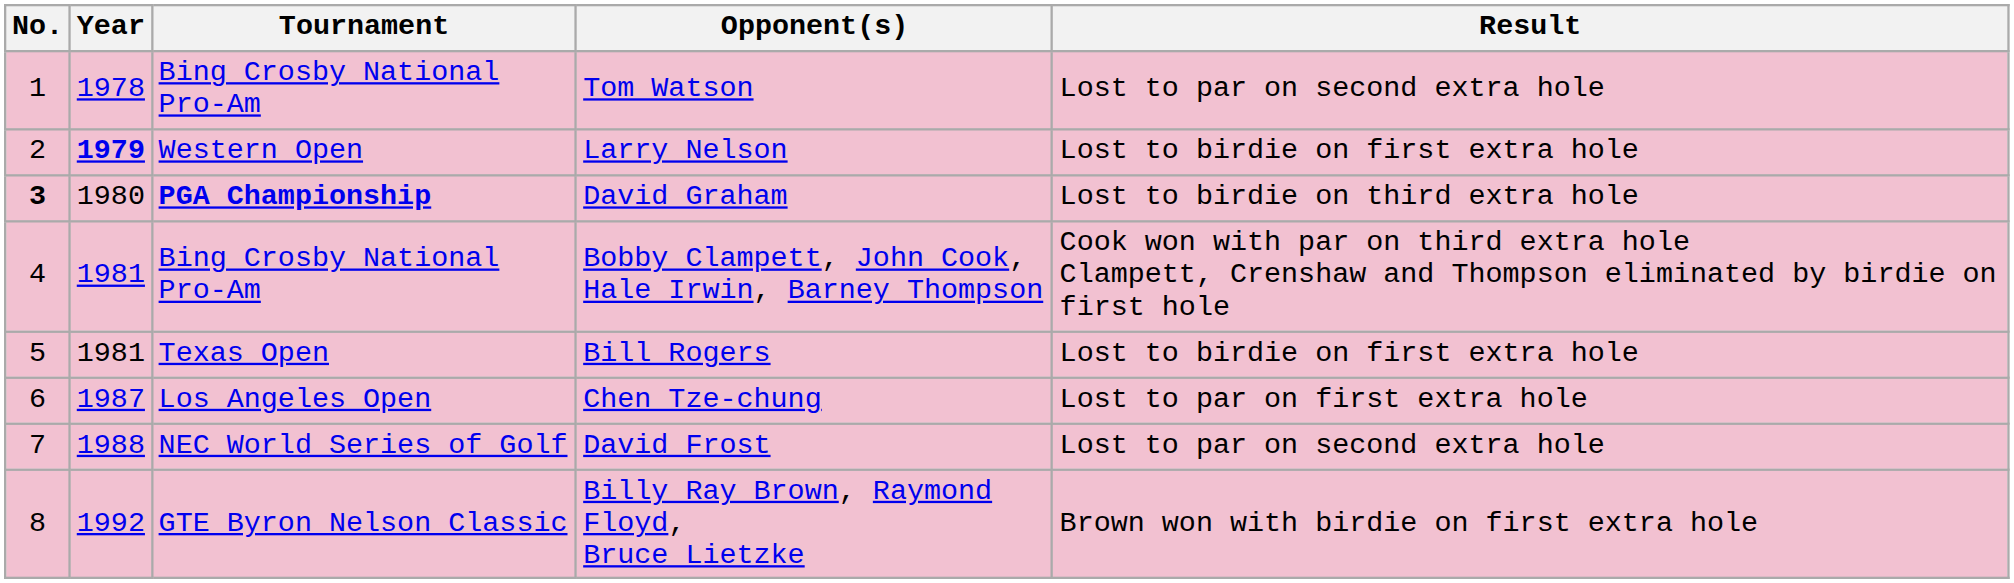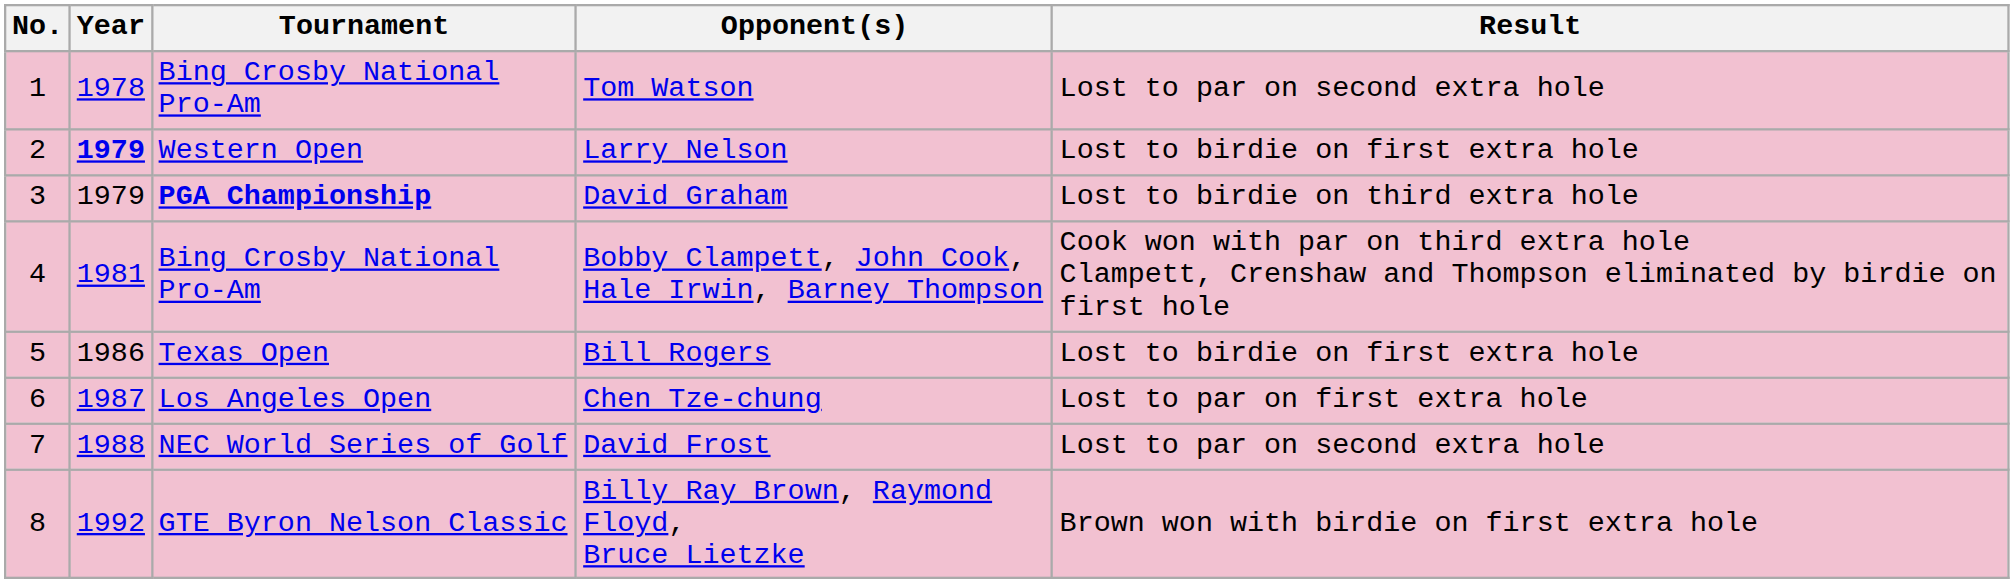(38, 198) bold -> (38, 198) normal
(111, 198) 1980 -> (111, 198) 1979
(111, 354) 1981 -> (111, 354) 1986
